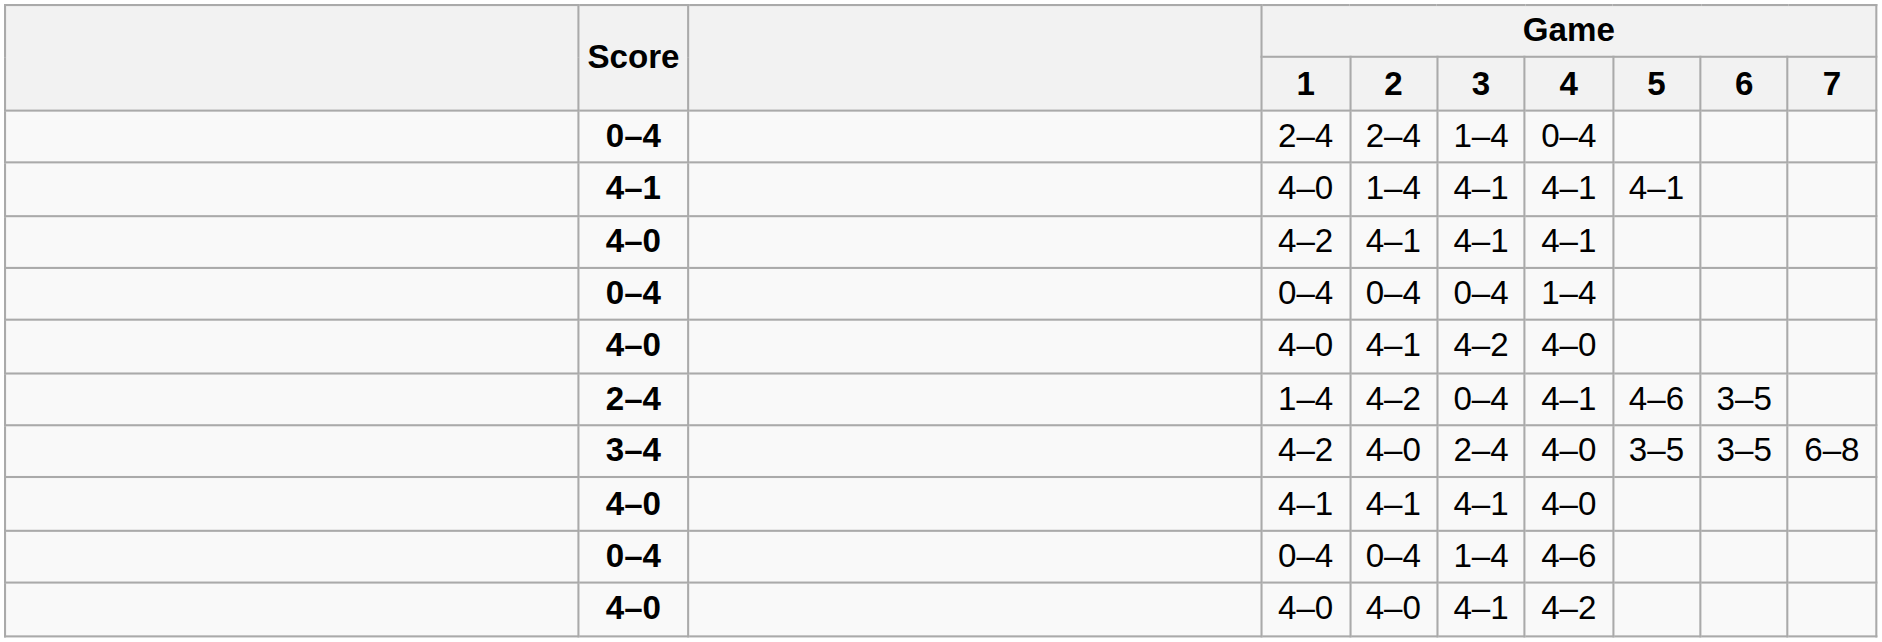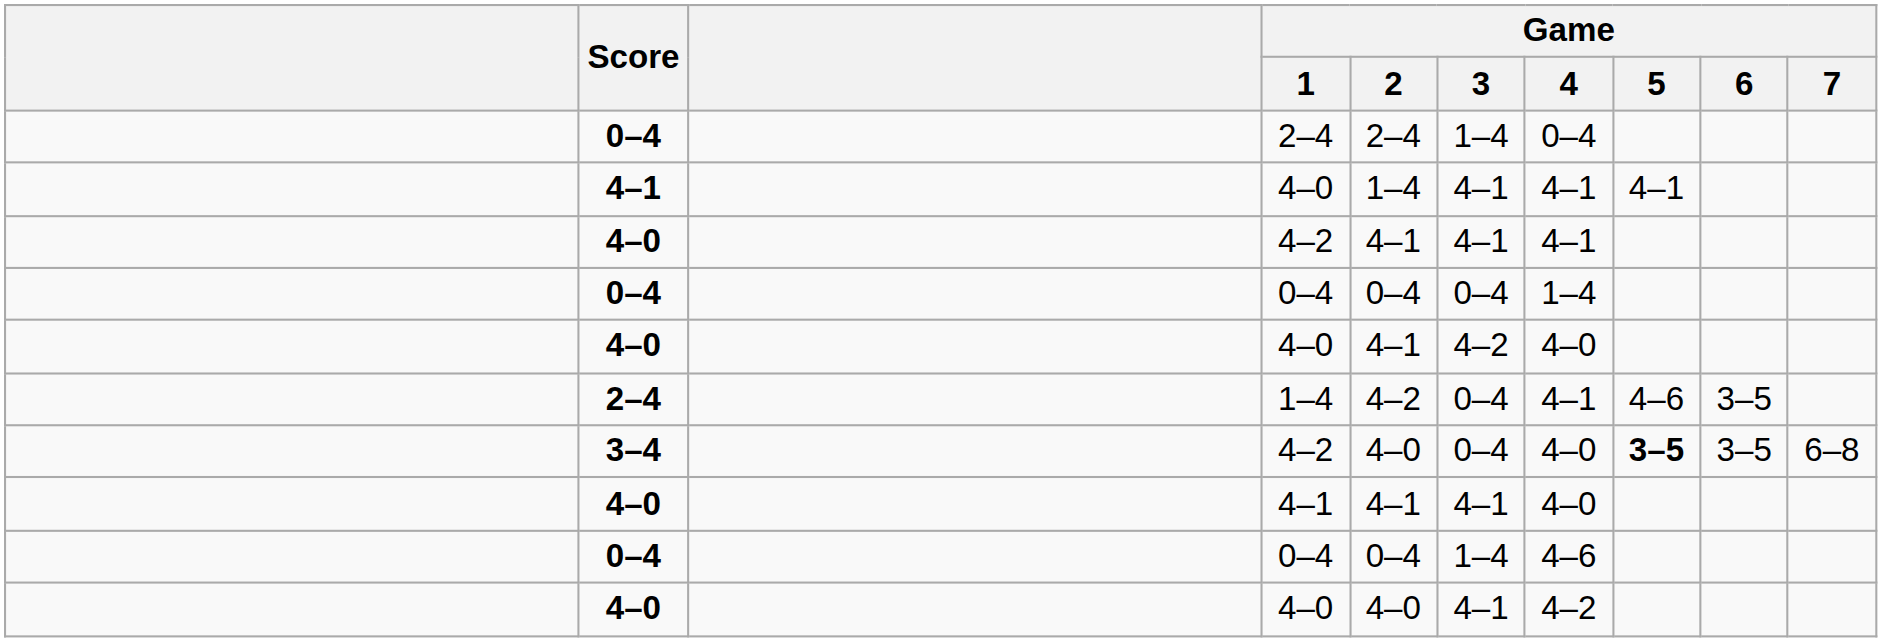(1481, 450) 2–4 -> (1481, 450) 0–4
(1656, 450) normal -> (1656, 450) bold
